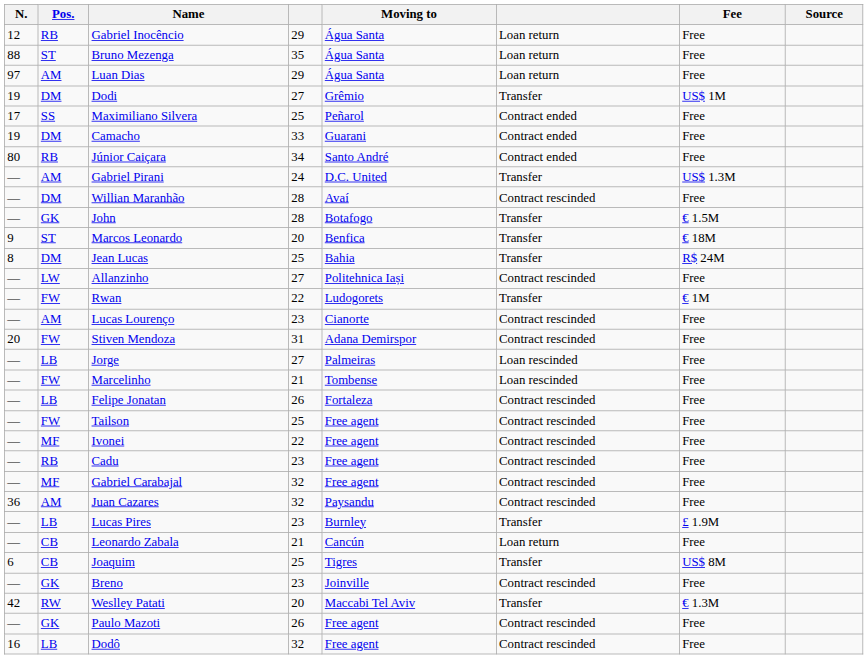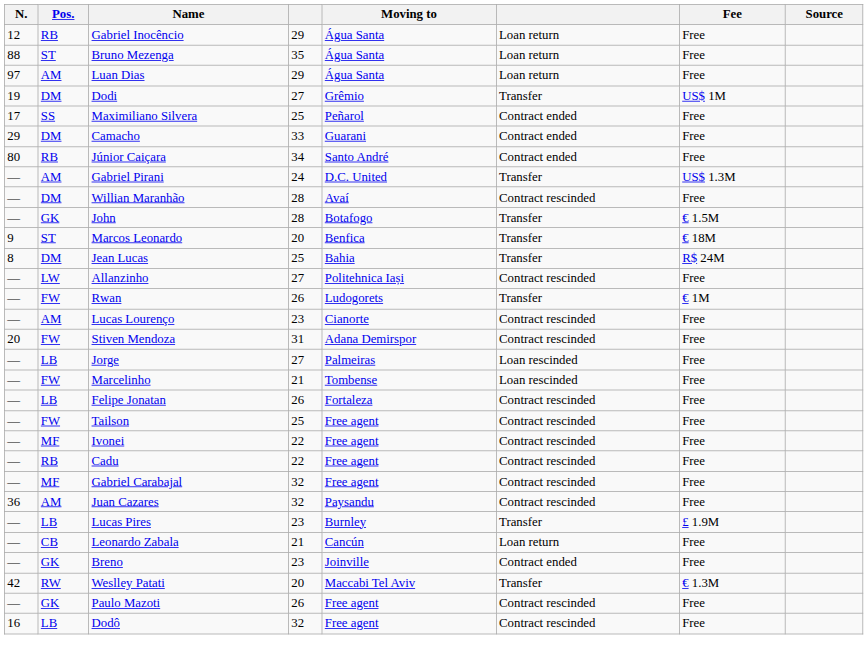(14, 136) 19 -> (14, 136) 29
(298, 298) 22 -> (298, 298) 26
(298, 461) 23 -> (298, 461) 22
- row: (113, 562)
(547, 583) Contract rescinded -> (538, 562) Contract ended
